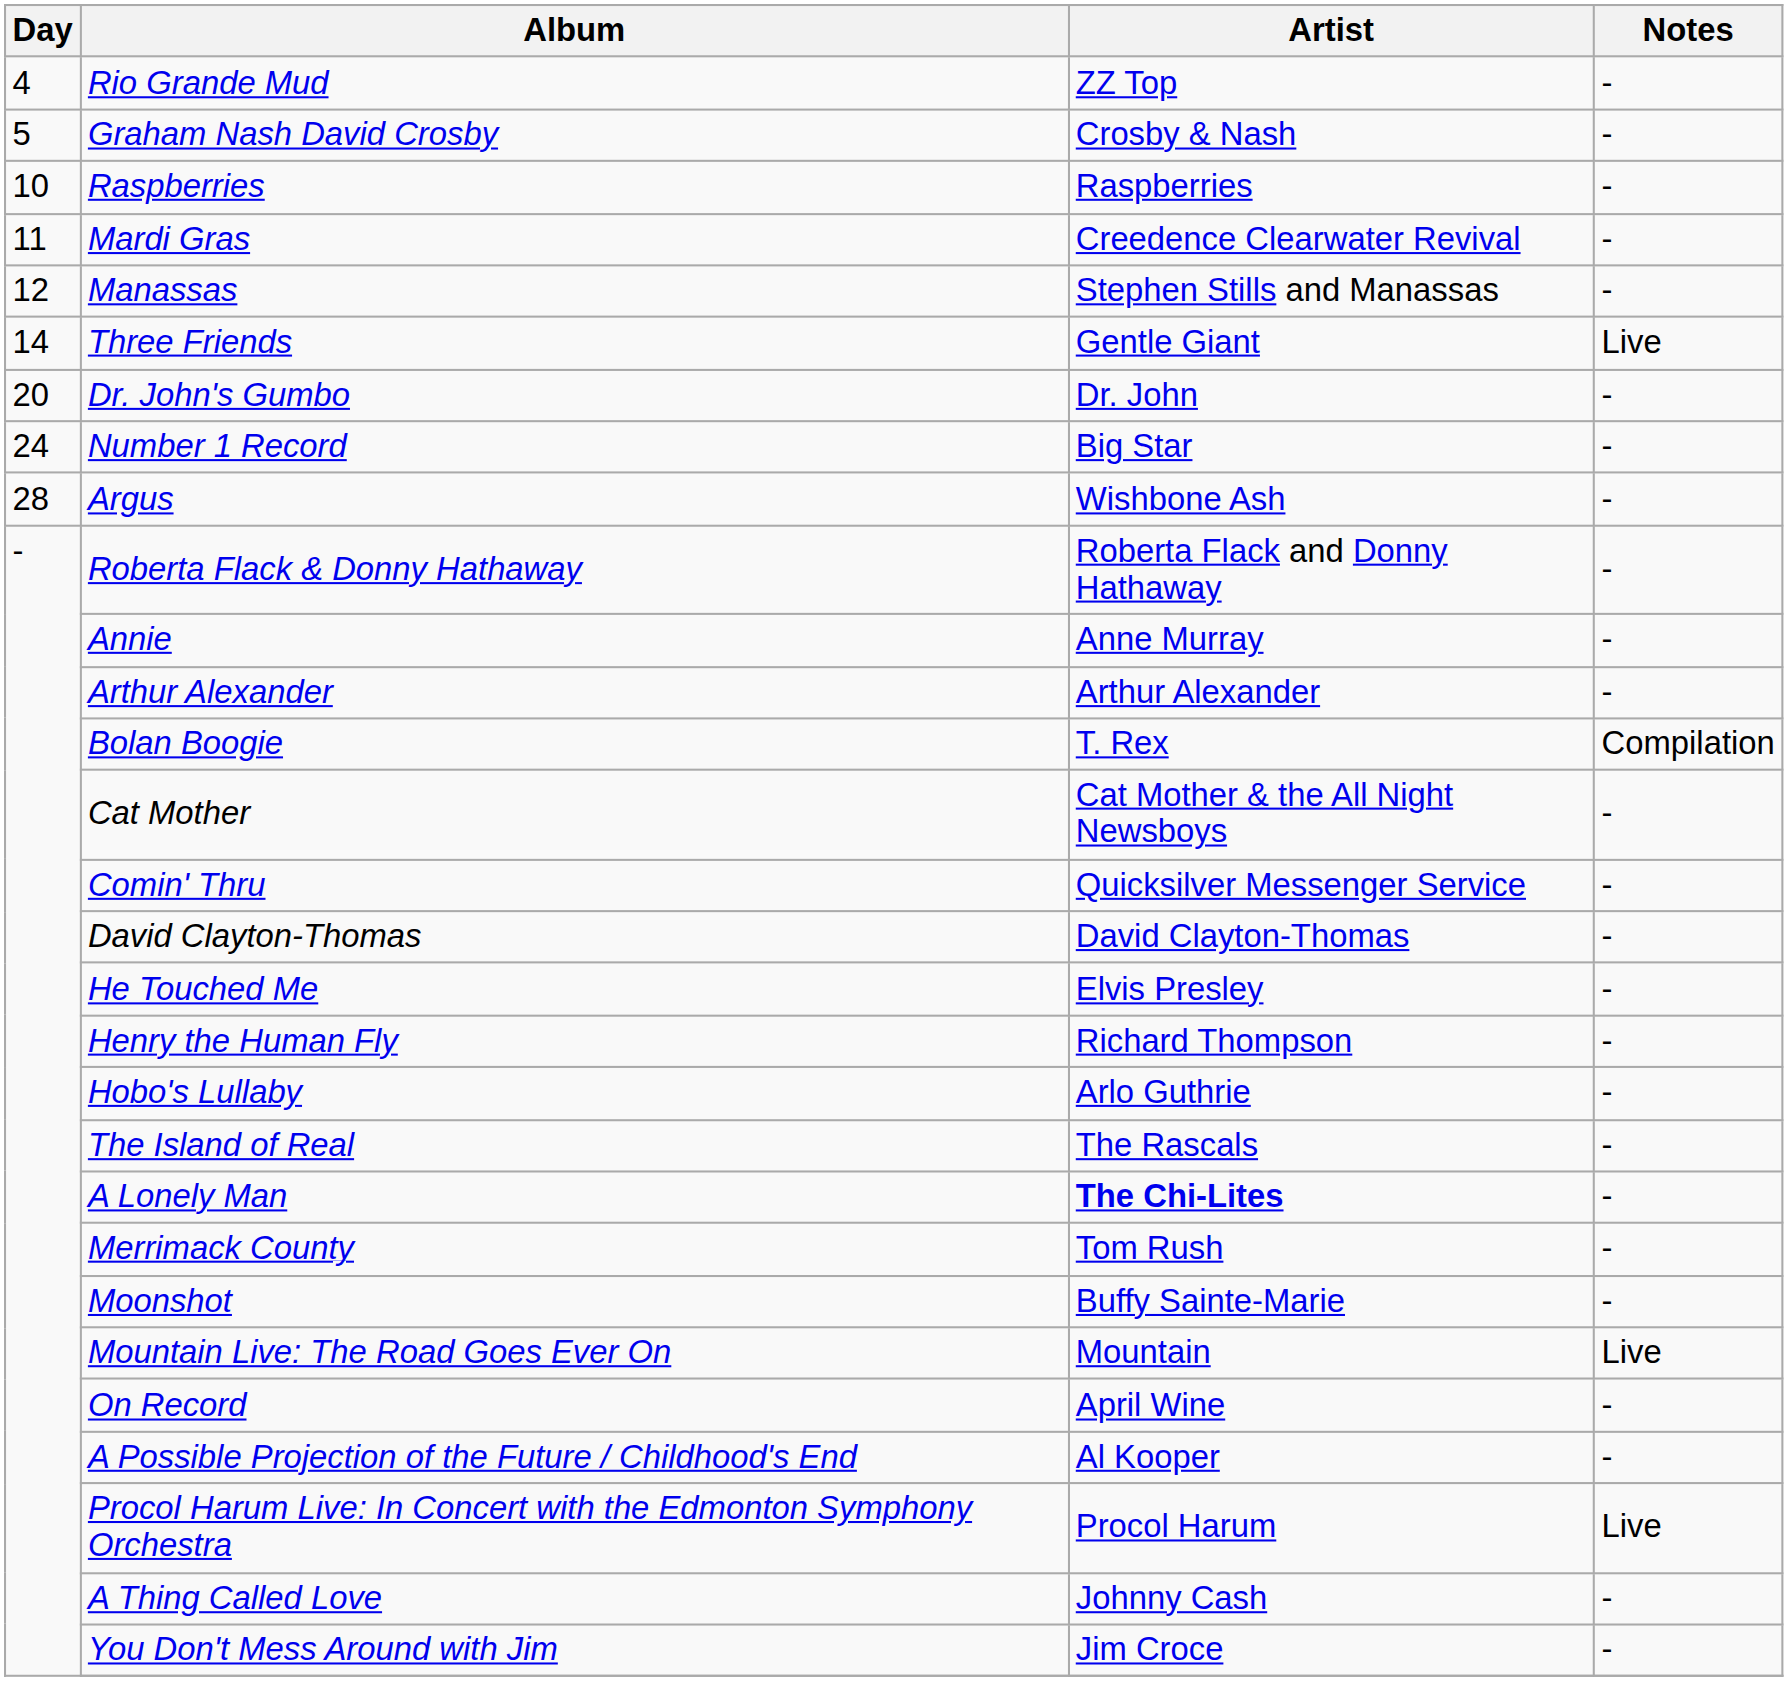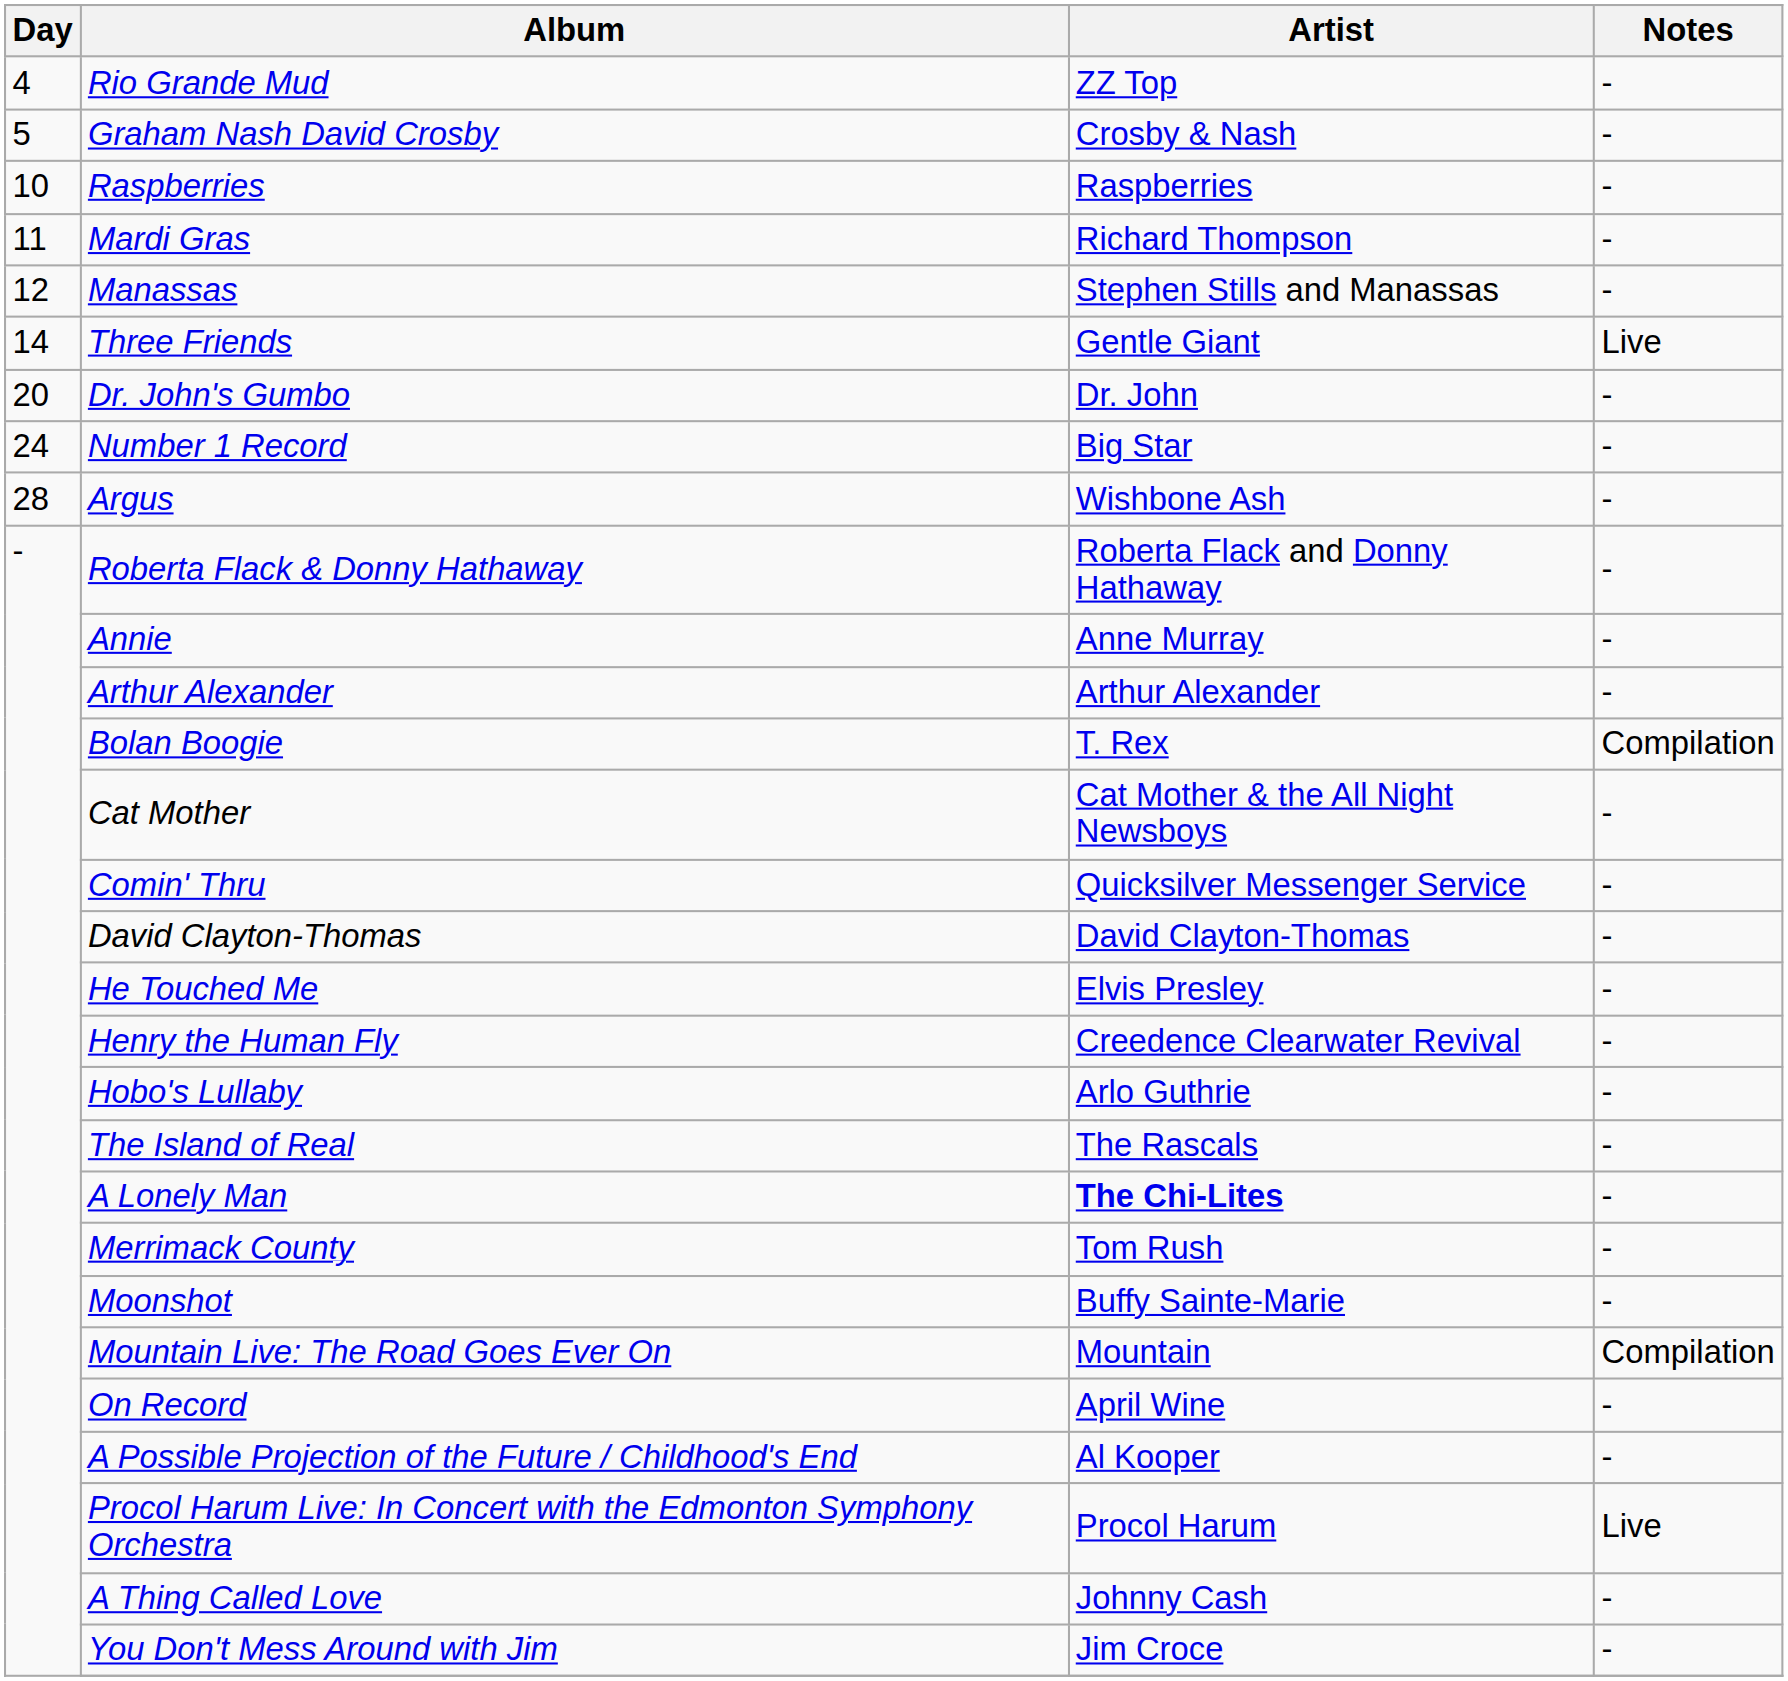(1298, 238) Creedence Clearwater Revival -> (1214, 238) Richard Thompson
(1214, 1040) Richard Thompson -> (1298, 1040) Creedence Clearwater Revival
(1632, 1352) Live -> (1688, 1352) Compilation
